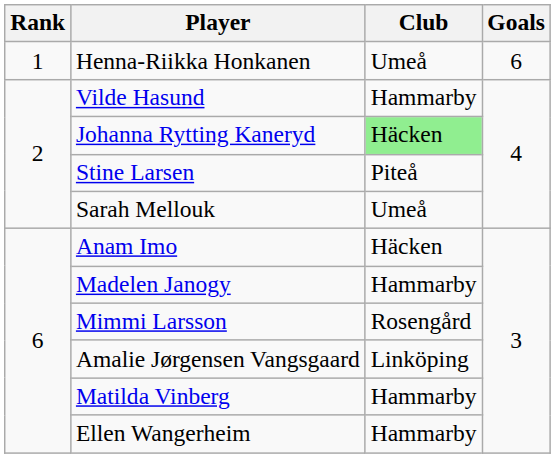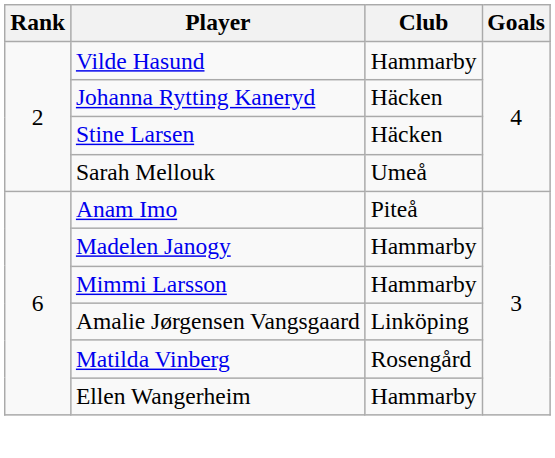- row: (193, 60)
(407, 135) lightgreen background -> (407, 97) no background
(394, 172) Piteå -> (407, 135) Häcken
(407, 246) Häcken -> (394, 209) Piteå
(421, 321) Rosengård -> (424, 284) Hammarby
(424, 396) Hammarby -> (421, 358) Rosengård
